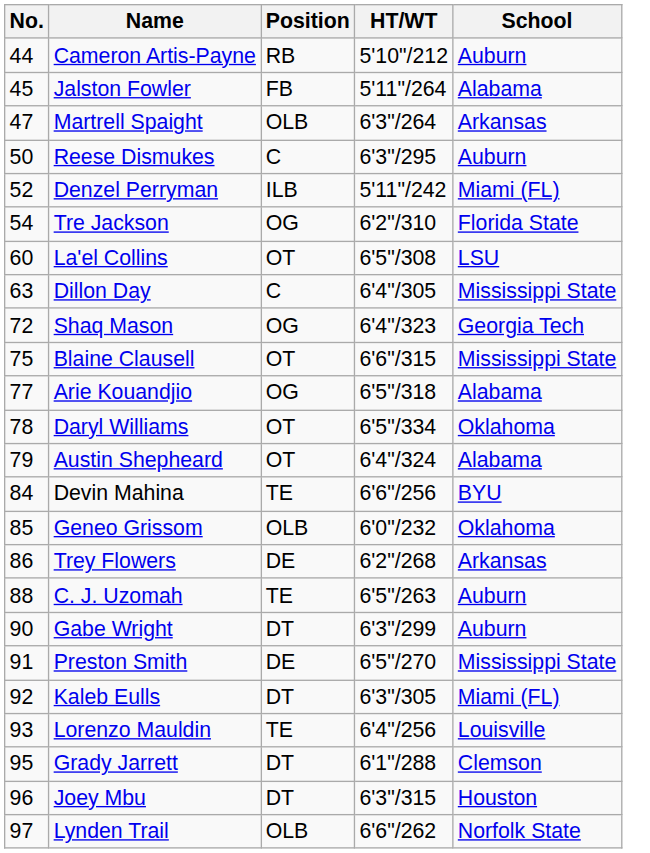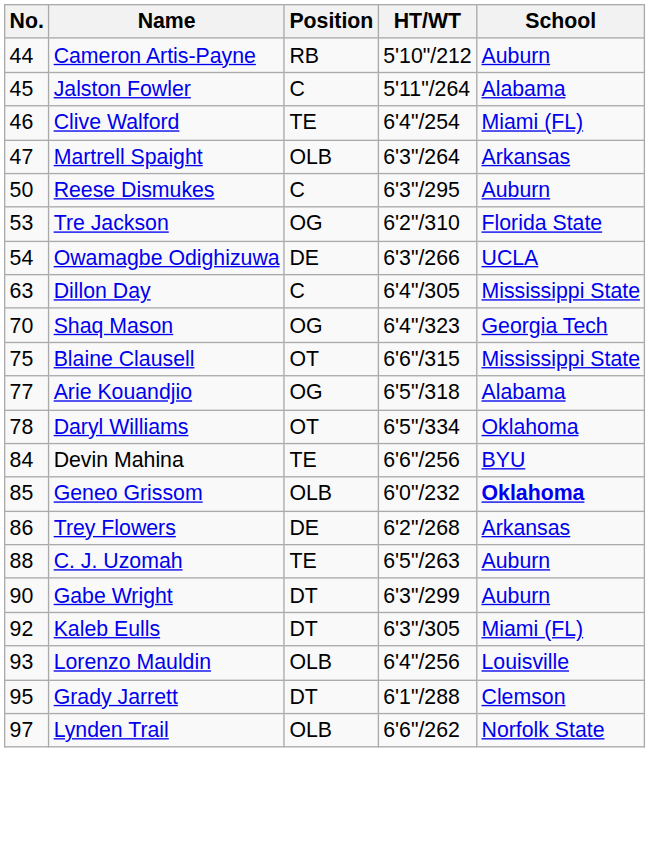(279, 88) FB -> (297, 88) C
+ row: (117, 122)
- row: (136, 190)
(21, 223) 54 -> (21, 223) 53
+ row: (167, 257)
- row: (111, 257)
(21, 325) 72 -> (21, 325) 70
- row: (138, 460)
(506, 527) normal -> (533, 493) bold
- row: (120, 662)
(279, 730) TE -> (311, 662) OLB
- row: (100, 797)
